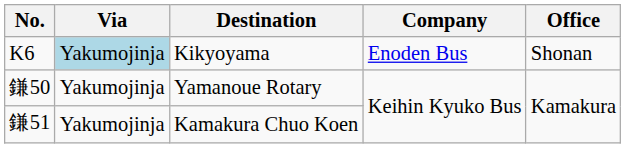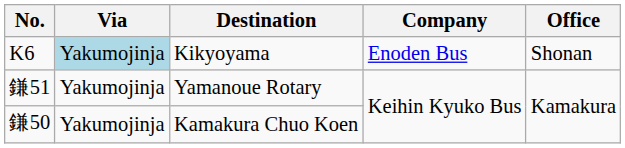(30, 86) 鎌50 -> (30, 86) 鎌51
(30, 123) 鎌51 -> (30, 123) 鎌50
